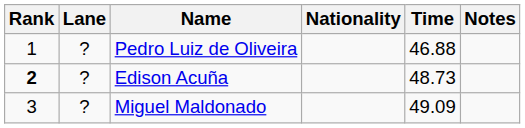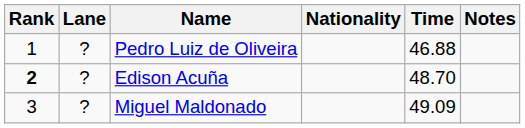(433, 78) 48.73 -> (433, 78) 48.70
